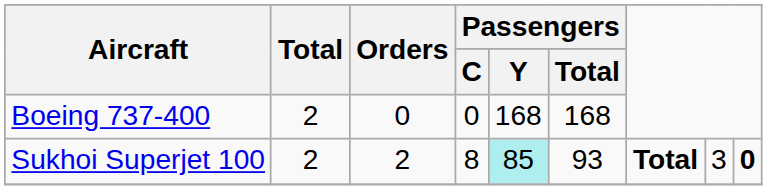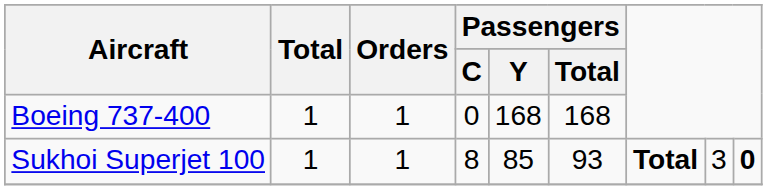(311, 116) 2 -> (311, 116) 1
(402, 116) 0 -> (402, 116) 1
(311, 160) 2 -> (311, 160) 1
(402, 160) 2 -> (402, 160) 1
(518, 160) paleturquoise background -> (518, 160) no background
